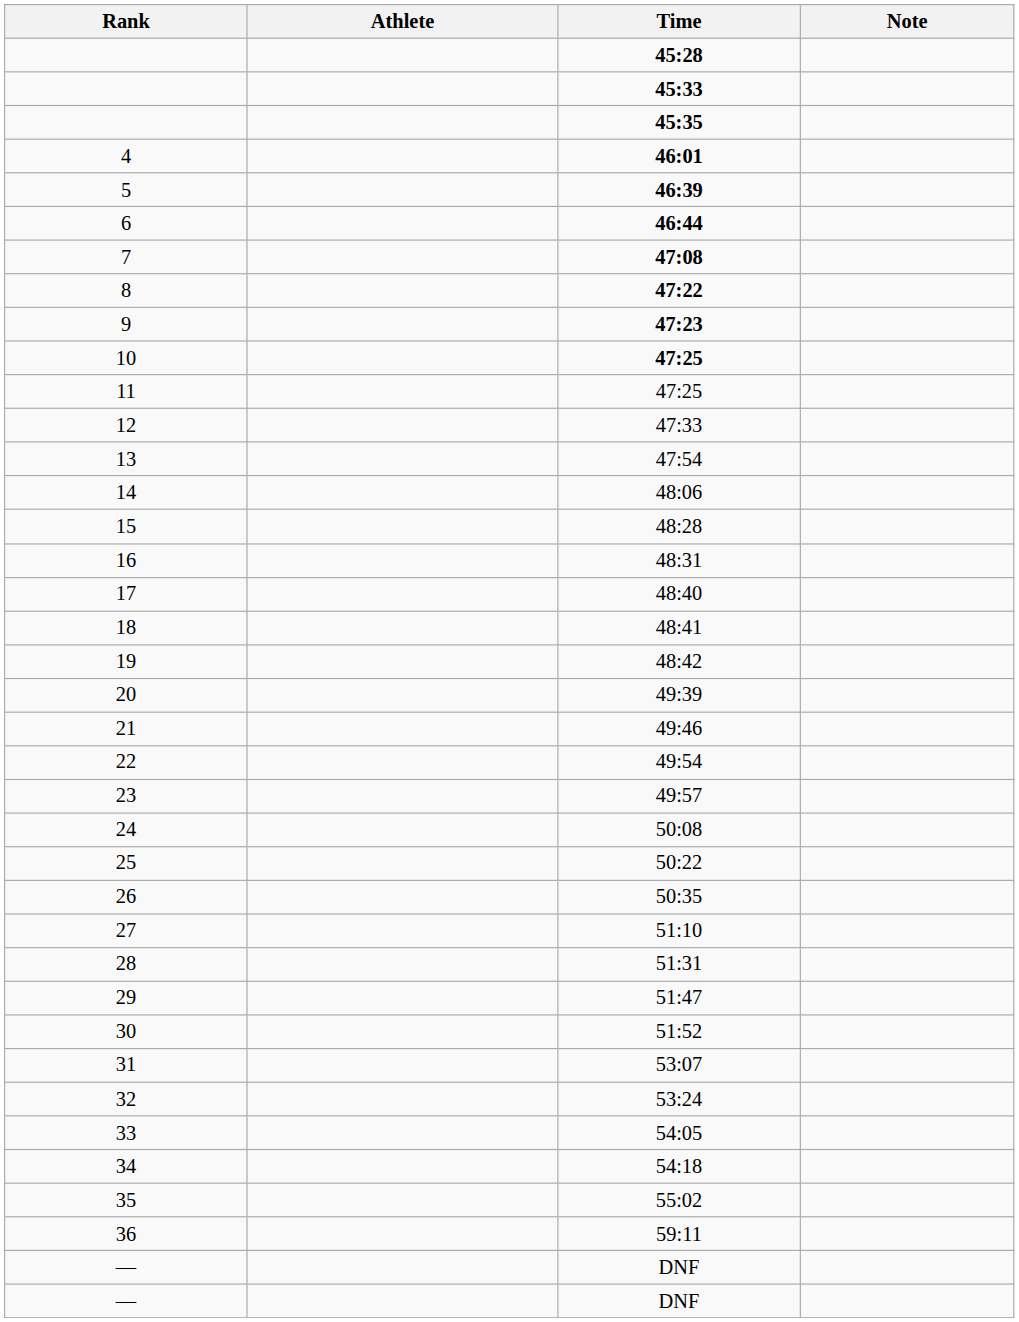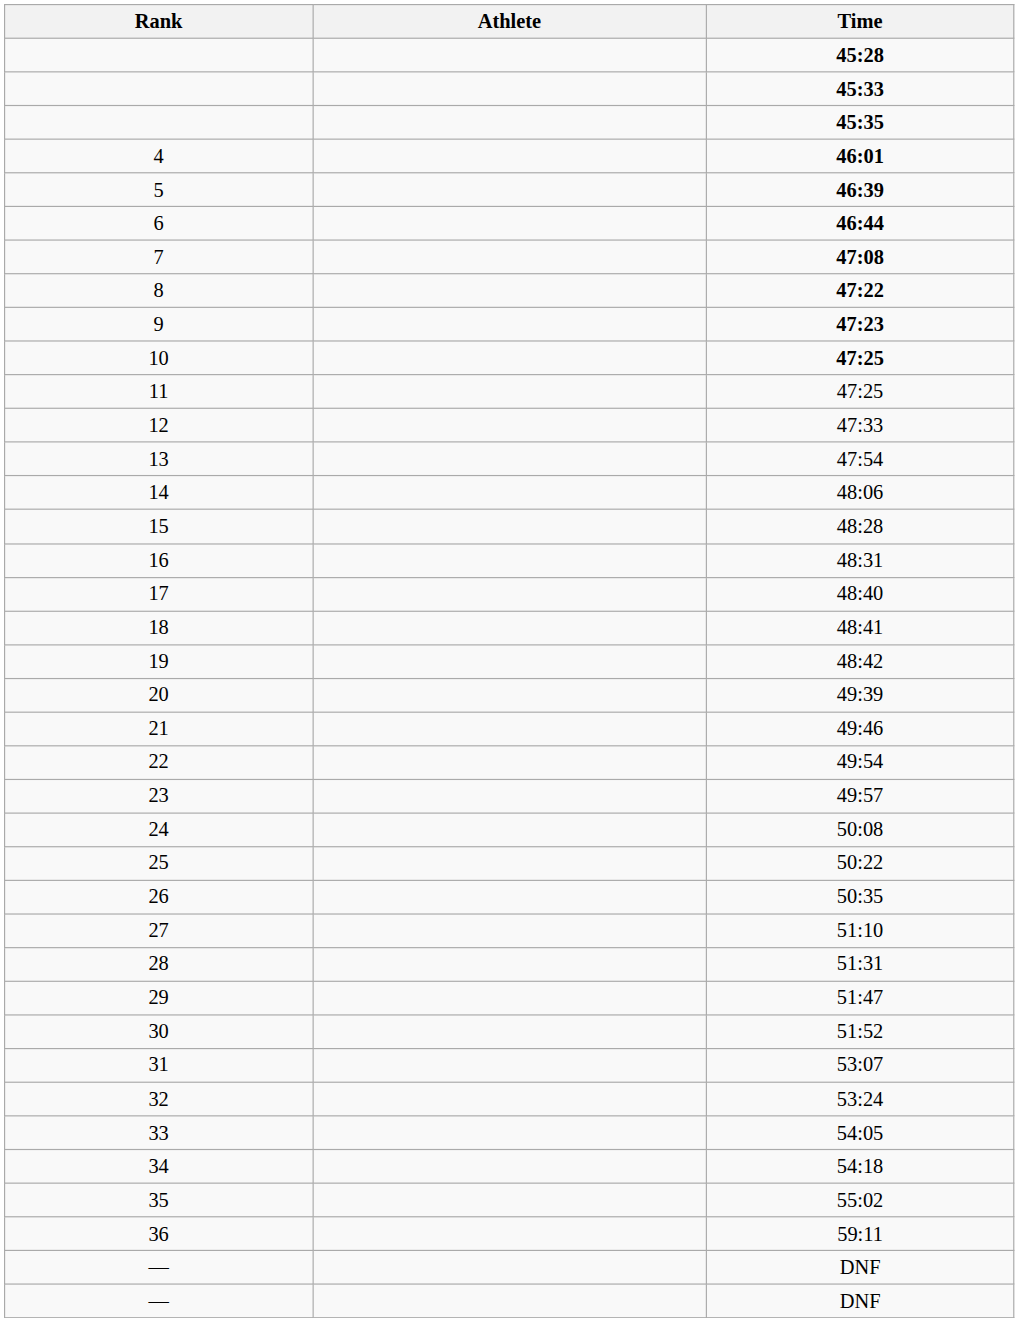- column: (907, 20)
